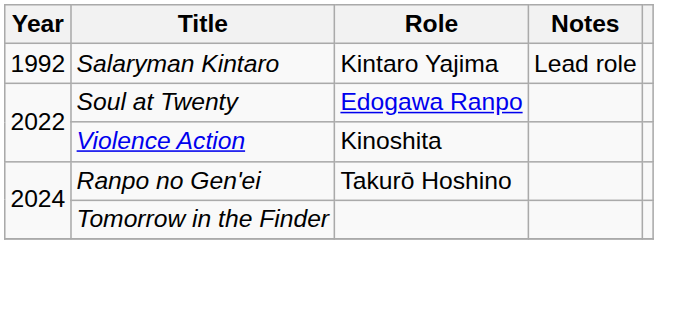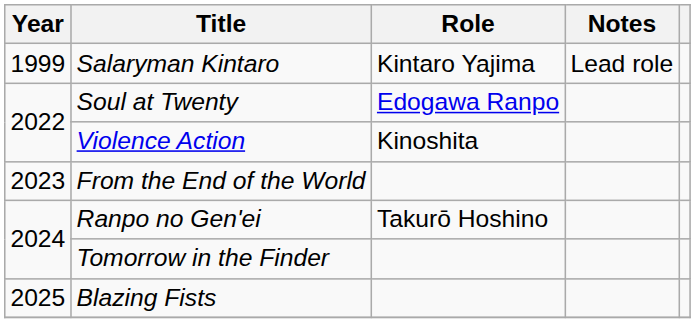(38, 63) 1992 -> (38, 63) 1999
+ row: (221, 180)
+ row: (146, 297)
